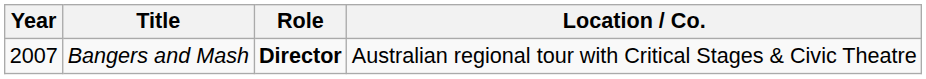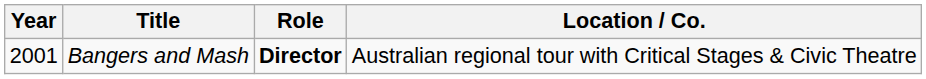(34, 55) 2007 -> (34, 55) 2001
